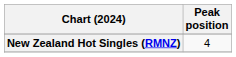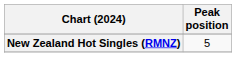(207, 43) 4 -> (207, 43) 5
